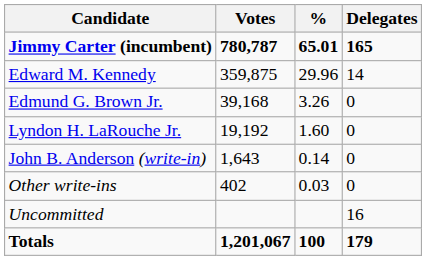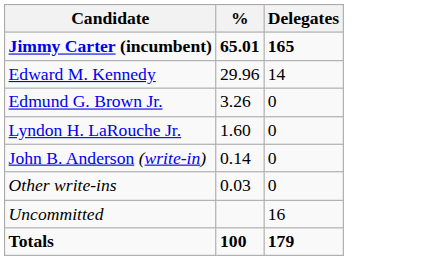- column: (255, 18)
